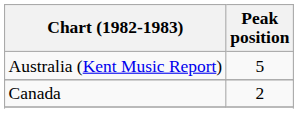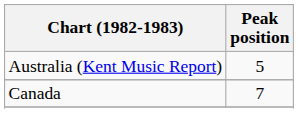(260, 93) 2 -> (260, 93) 7
